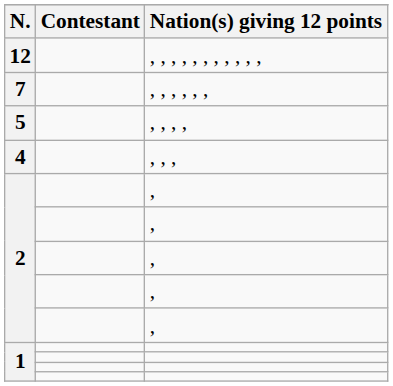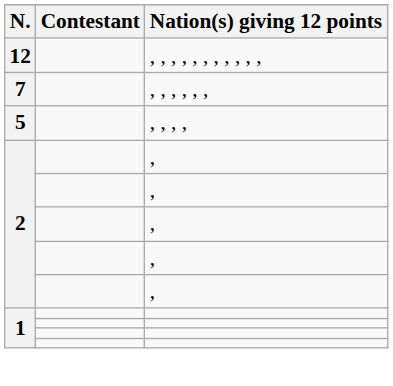- row: (20, 156)
